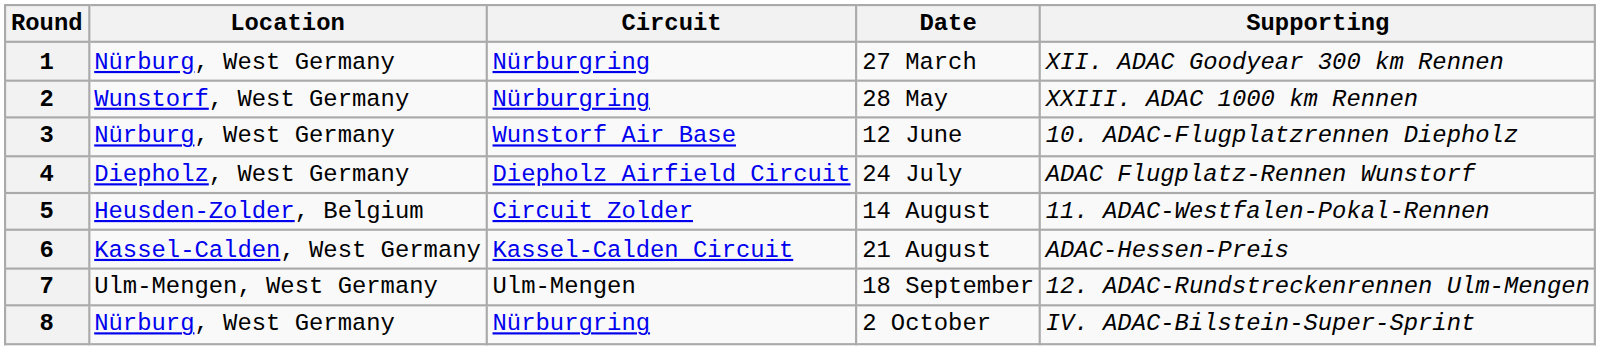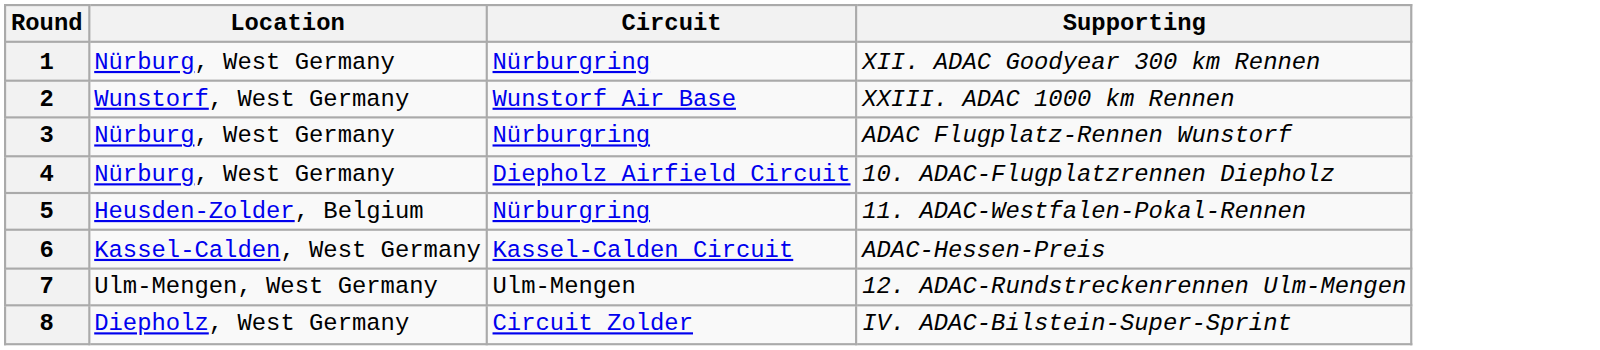- column: (948, 24)
(571, 99) Nürburgring -> (614, 99) Wunstorf Air Base
(614, 137) Wunstorf Air Base -> (571, 137) Nürburgring
(1282, 137) 10. ADAC-Flugplatzrennen Diepholz -> (1077, 137) ADAC Flugplatz-Rennen Wunstorf
(252, 174) Diepholz, West Germany -> (245, 174) Nürburg, West Germany
(1261, 174) ADAC Flugplatz-Rennen Wunstorf -> (1098, 174) 10. ADAC-Flugplatzrennen Diepholz
(593, 212) Circuit Zolder -> (571, 212) Nürburgring
(245, 325) Nürburg, West Germany -> (252, 325) Diepholz, West Germany
(571, 325) Nürburgring -> (593, 325) Circuit Zolder
